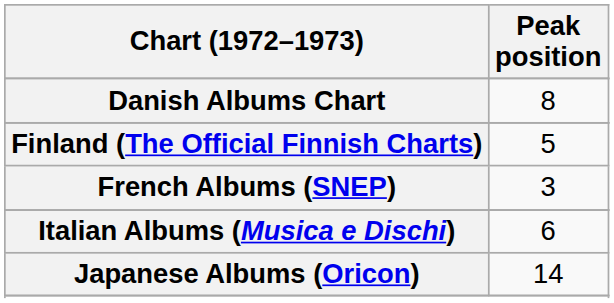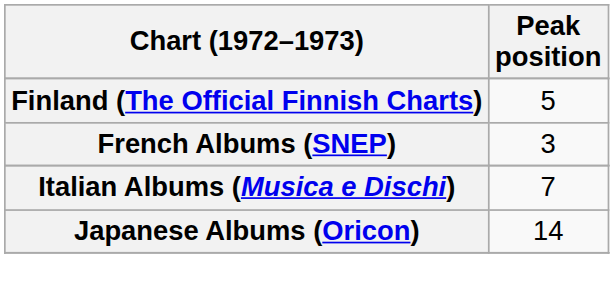- row: (247, 100)
(548, 230) 6 -> (548, 187) 7
